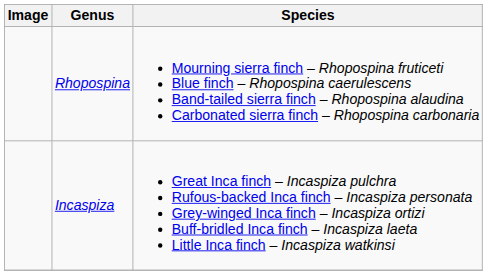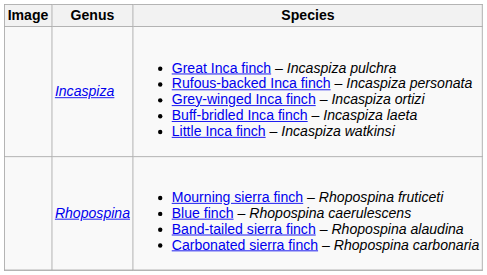rows swapped: (85, 205) <-> (92, 83)
